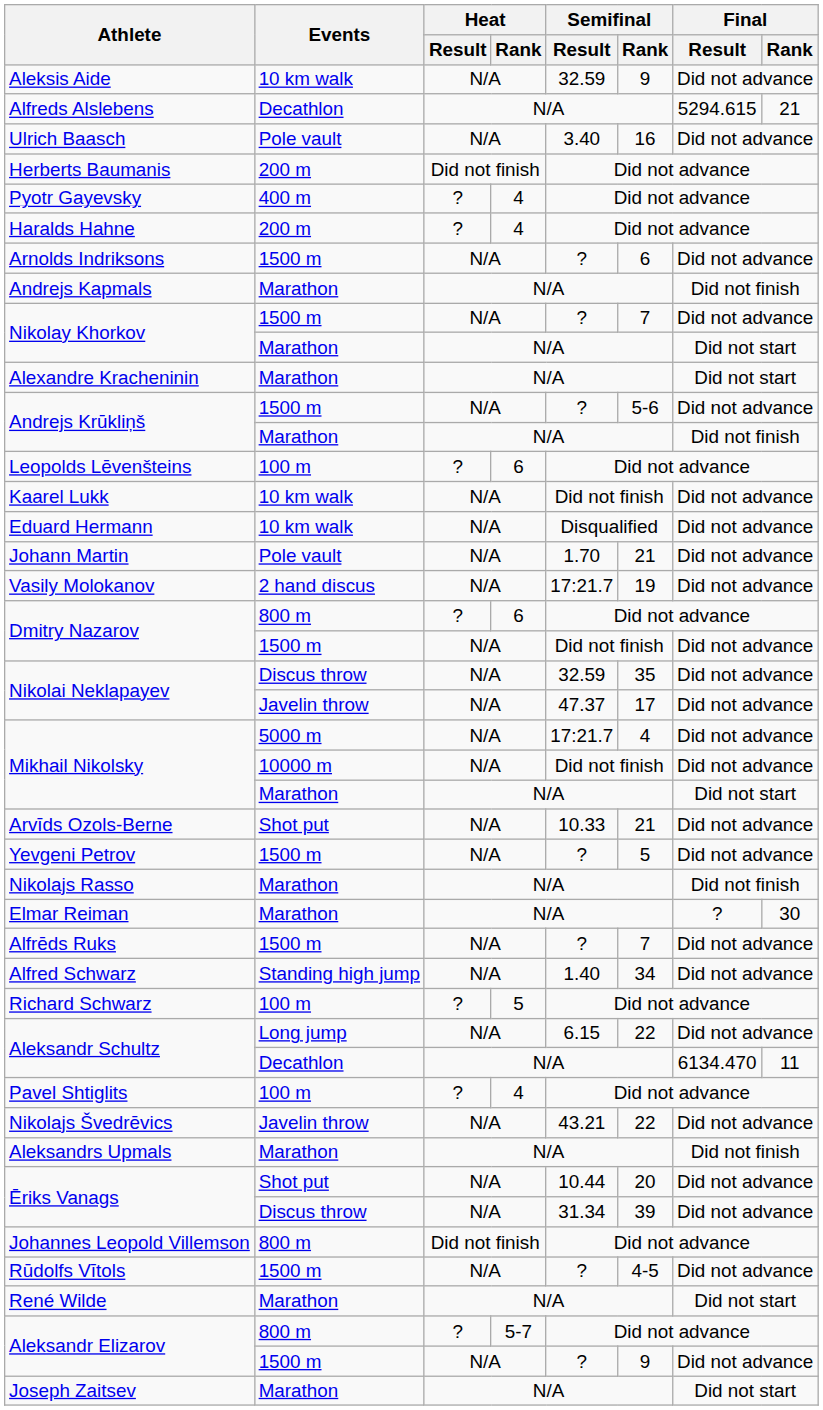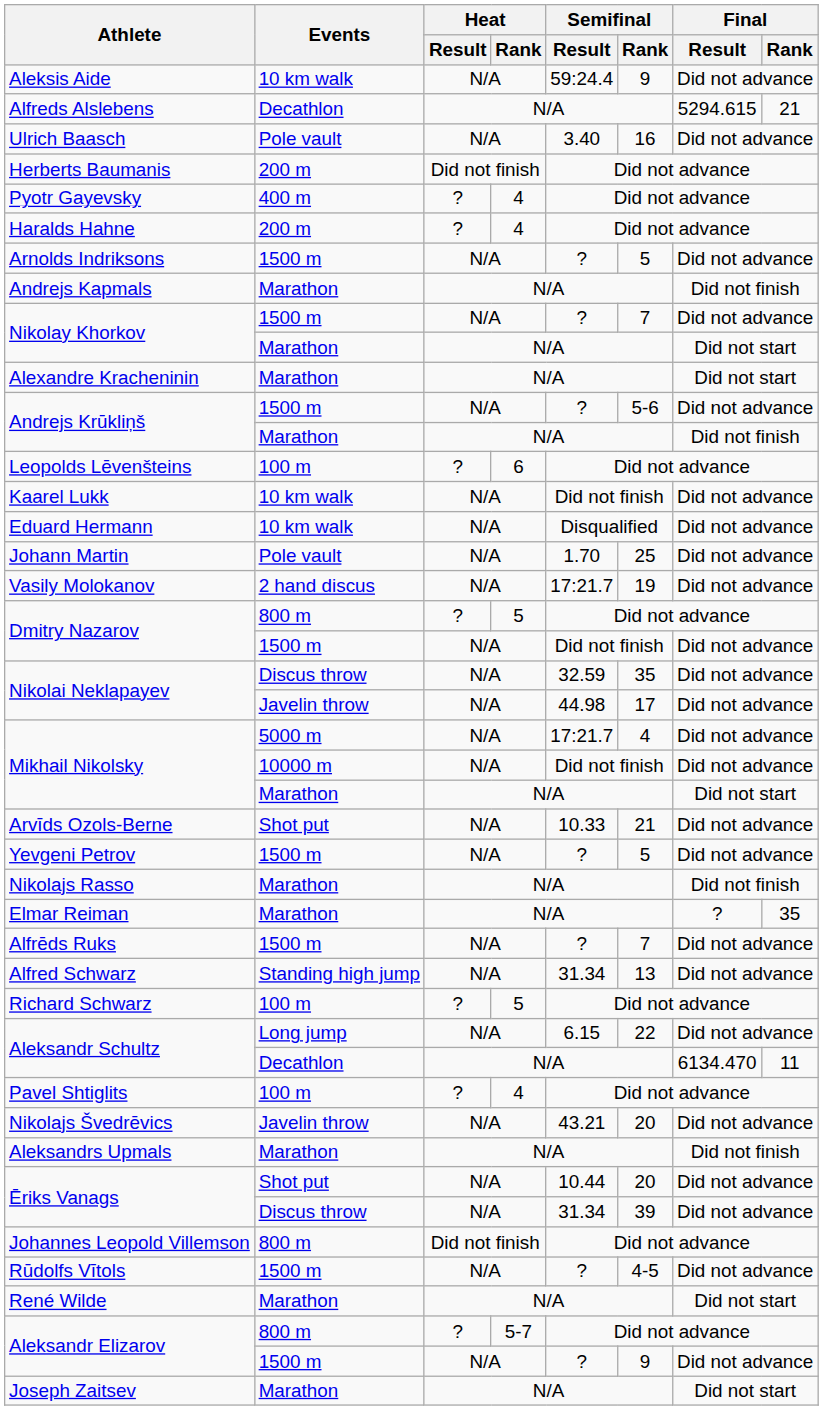(582, 80) 32.59 -> (582, 80) 59:24.4
(645, 258) 6 -> (645, 258) 5
(645, 556) 21 -> (645, 556) 25
(518, 616) 6 -> (518, 616) 5
(582, 705) 47.37 -> (582, 705) 44.98
(790, 914) 30 -> (790, 914) 35
(582, 974) 1.40 -> (582, 974) 31.34
(645, 974) 34 -> (645, 974) 13
(645, 1123) 22 -> (645, 1123) 20
